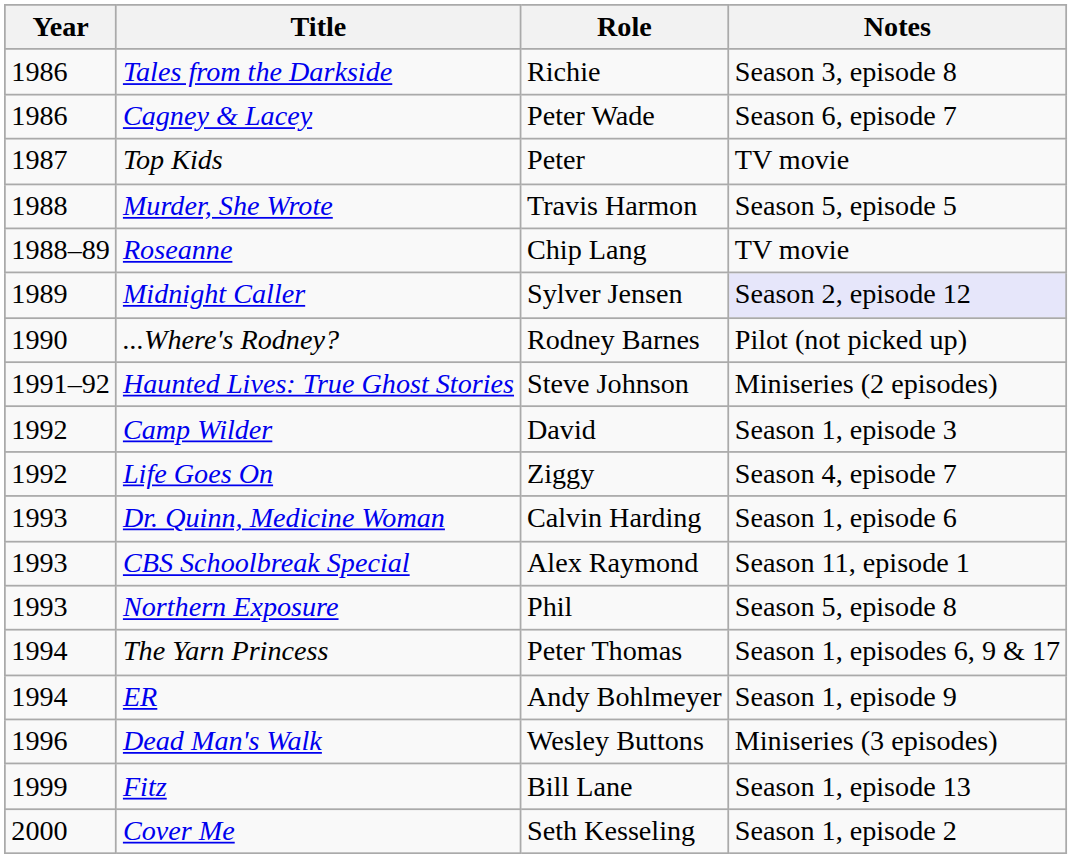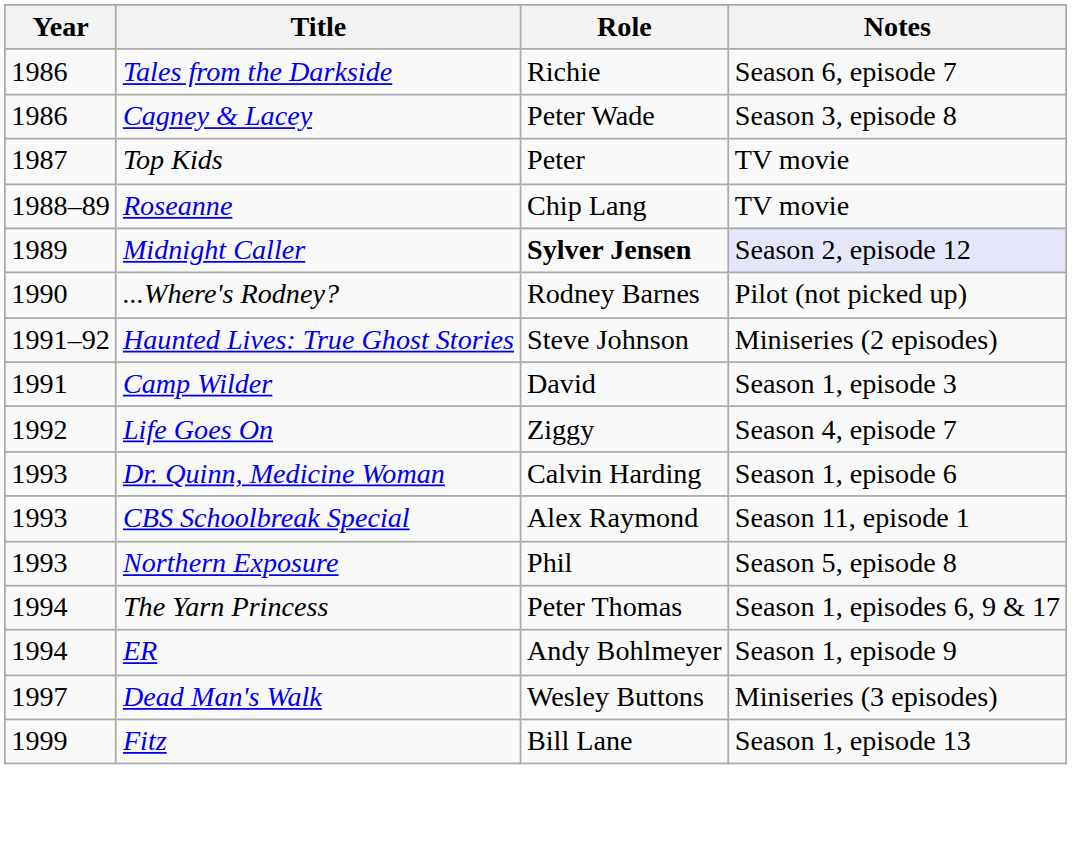(846, 71) Season 3, episode 8 -> (846, 71) Season 6, episode 7
(846, 116) Season 6, episode 7 -> (846, 116) Season 3, episode 8
- row: (228, 205)
(605, 294) normal -> (609, 250) bold
(40, 428) 1992 -> (40, 384) 1991
(40, 741) 1996 -> (40, 696) 1997
- row: (179, 830)
